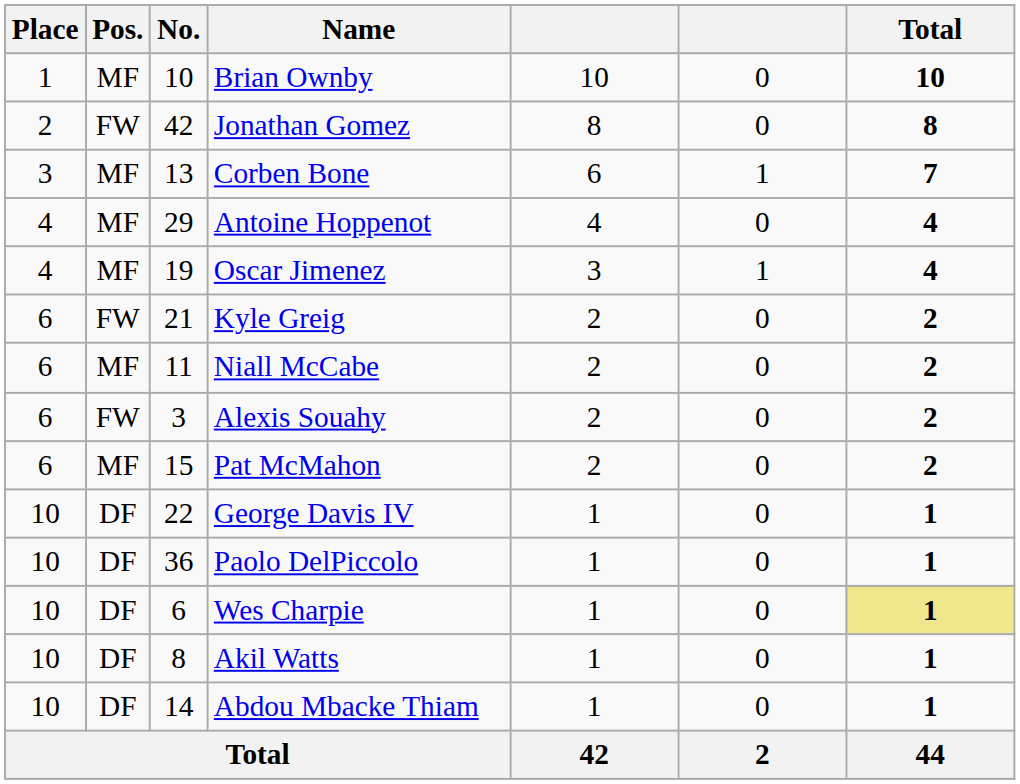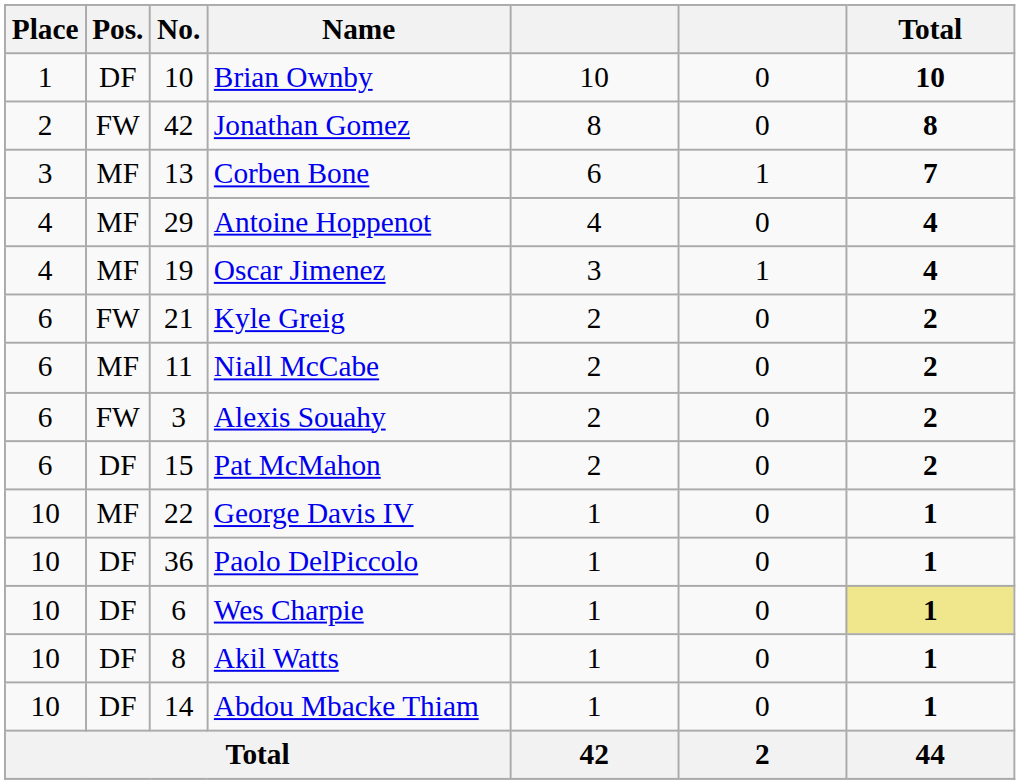(118, 77) MF -> (118, 77) DF
(118, 464) MF -> (118, 464) DF
(118, 512) DF -> (118, 512) MF
